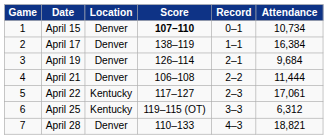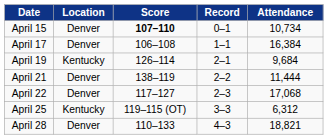- column: (23, 12)
(175, 45) 138–119 -> (155, 45) 106–108
(111, 61) Denver -> (83, 61) Kentucky
(175, 77) 106–108 -> (155, 77) 138–119
(111, 93) Kentucky -> (83, 93) Denver
(290, 93) 17,061 -> (285, 93) 17,068
